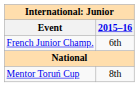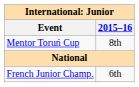rows swapped: (43, 74) <-> (50, 43)
